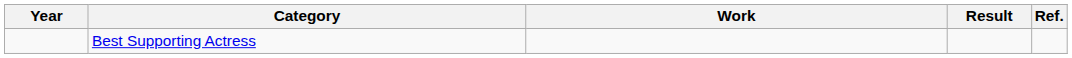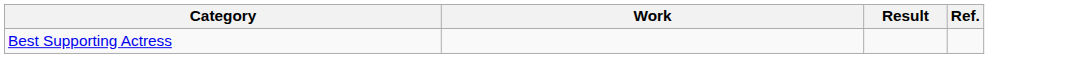- column: (46, 16)
